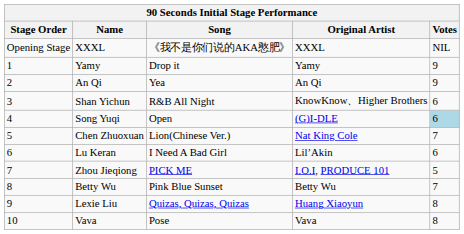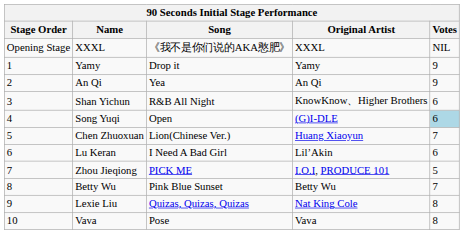(326, 136) Nat King Cole -> (329, 136) Huang Xiaoyun
(329, 204) Huang Xiaoyun -> (326, 204) Nat King Cole
